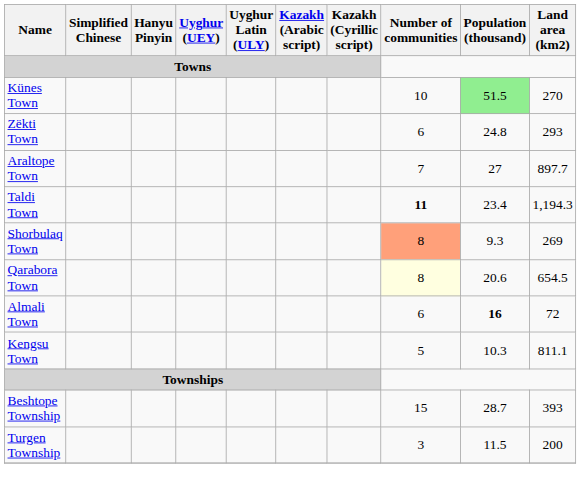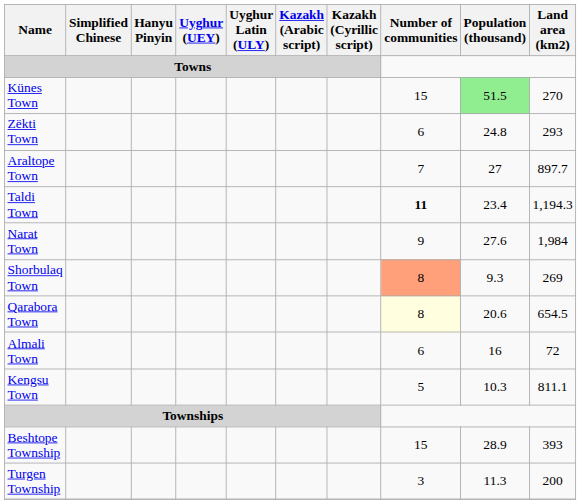(421, 95) 10 -> (421, 95) 15
+ row: (23, 241)
(495, 314) bold -> (495, 350) normal
(495, 408) 28.7 -> (495, 444) 28.9
(495, 444) 11.5 -> (495, 481) 11.3
